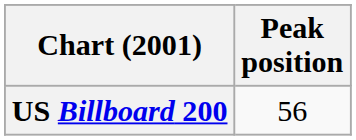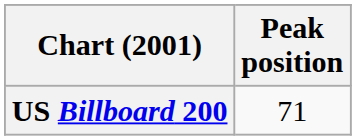(292, 109) 56 -> (292, 109) 71
